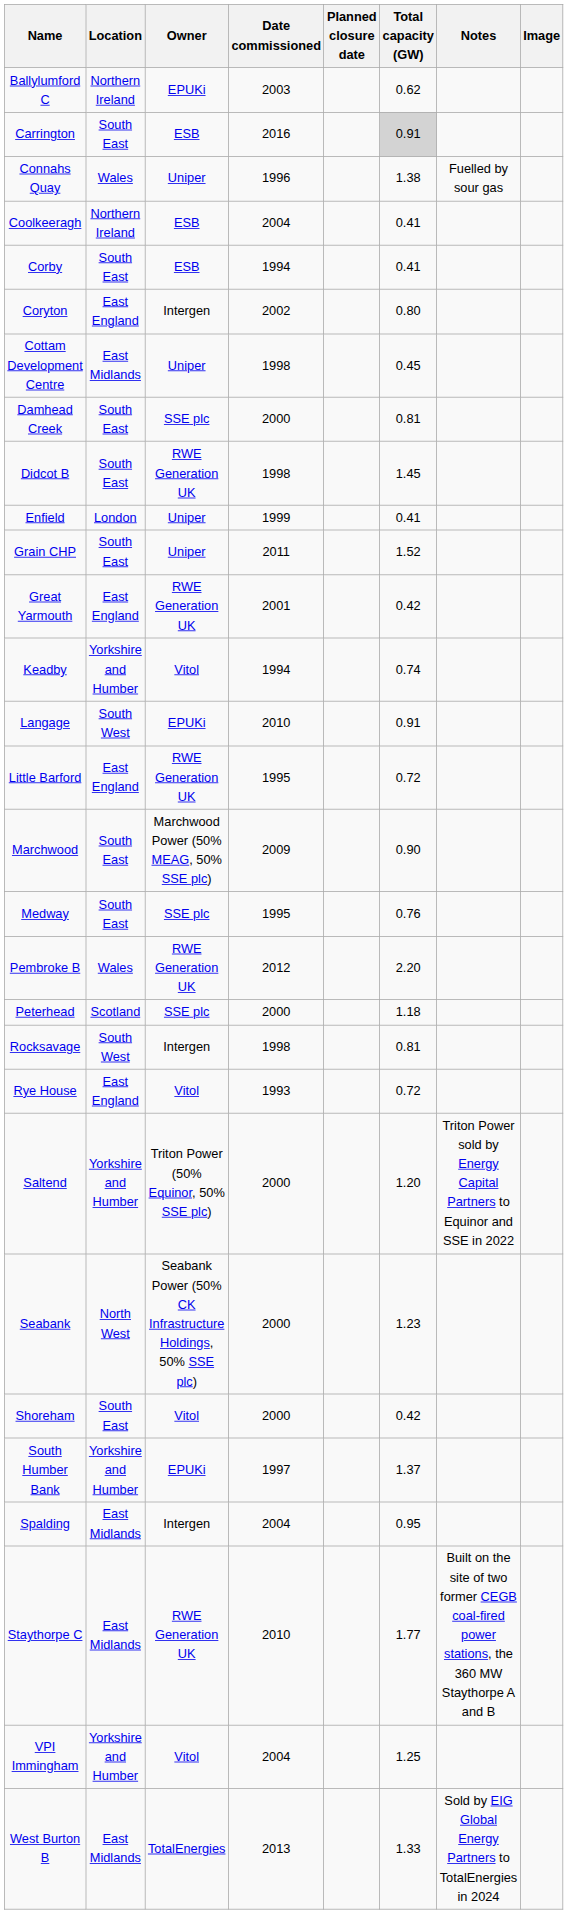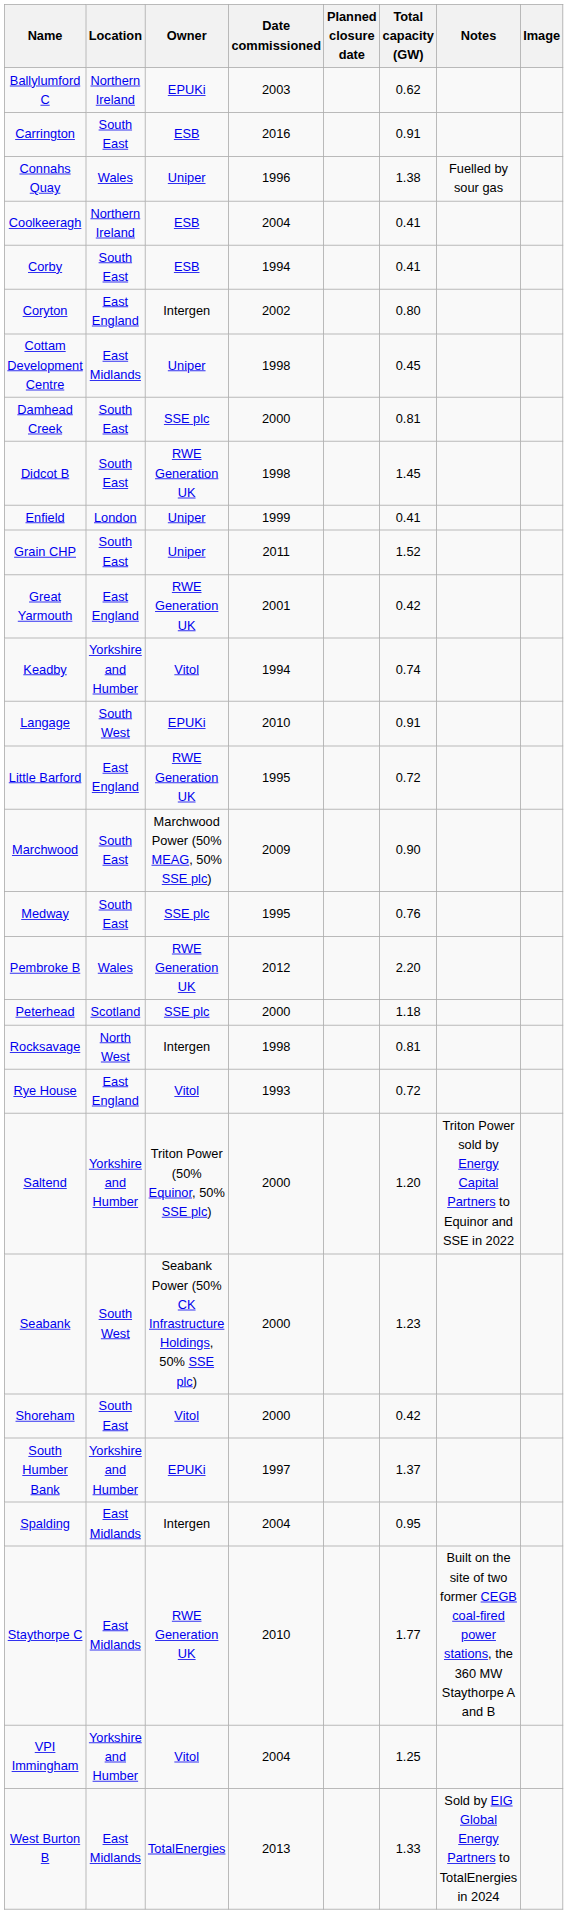(408, 134) lightgrey background -> (408, 134) no background
(115, 1047) South West -> (115, 1047) North West
(115, 1323) North West -> (115, 1323) South West
